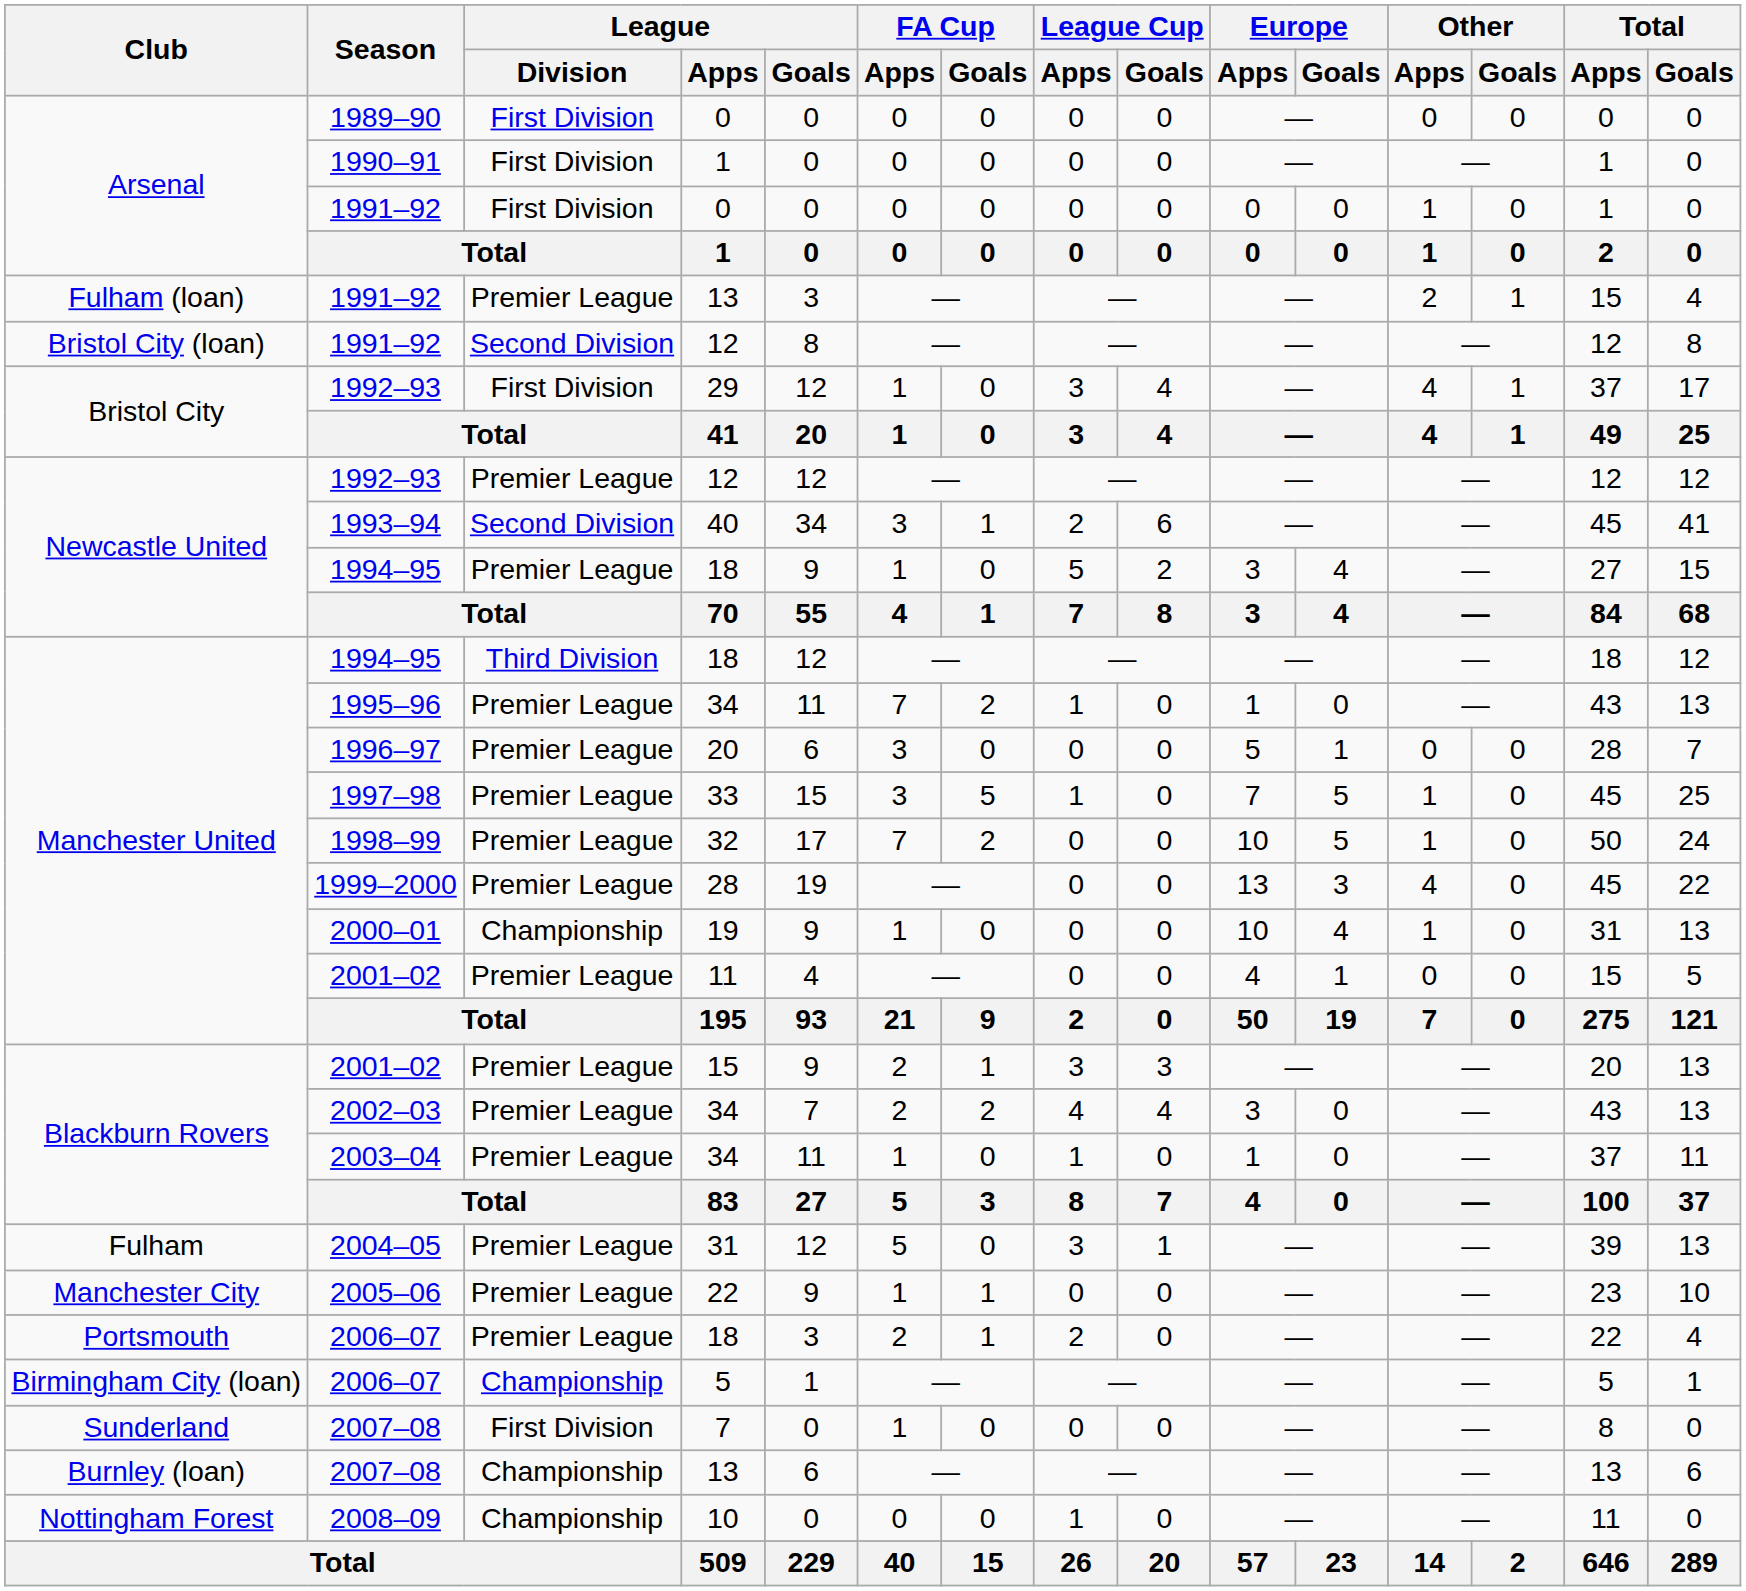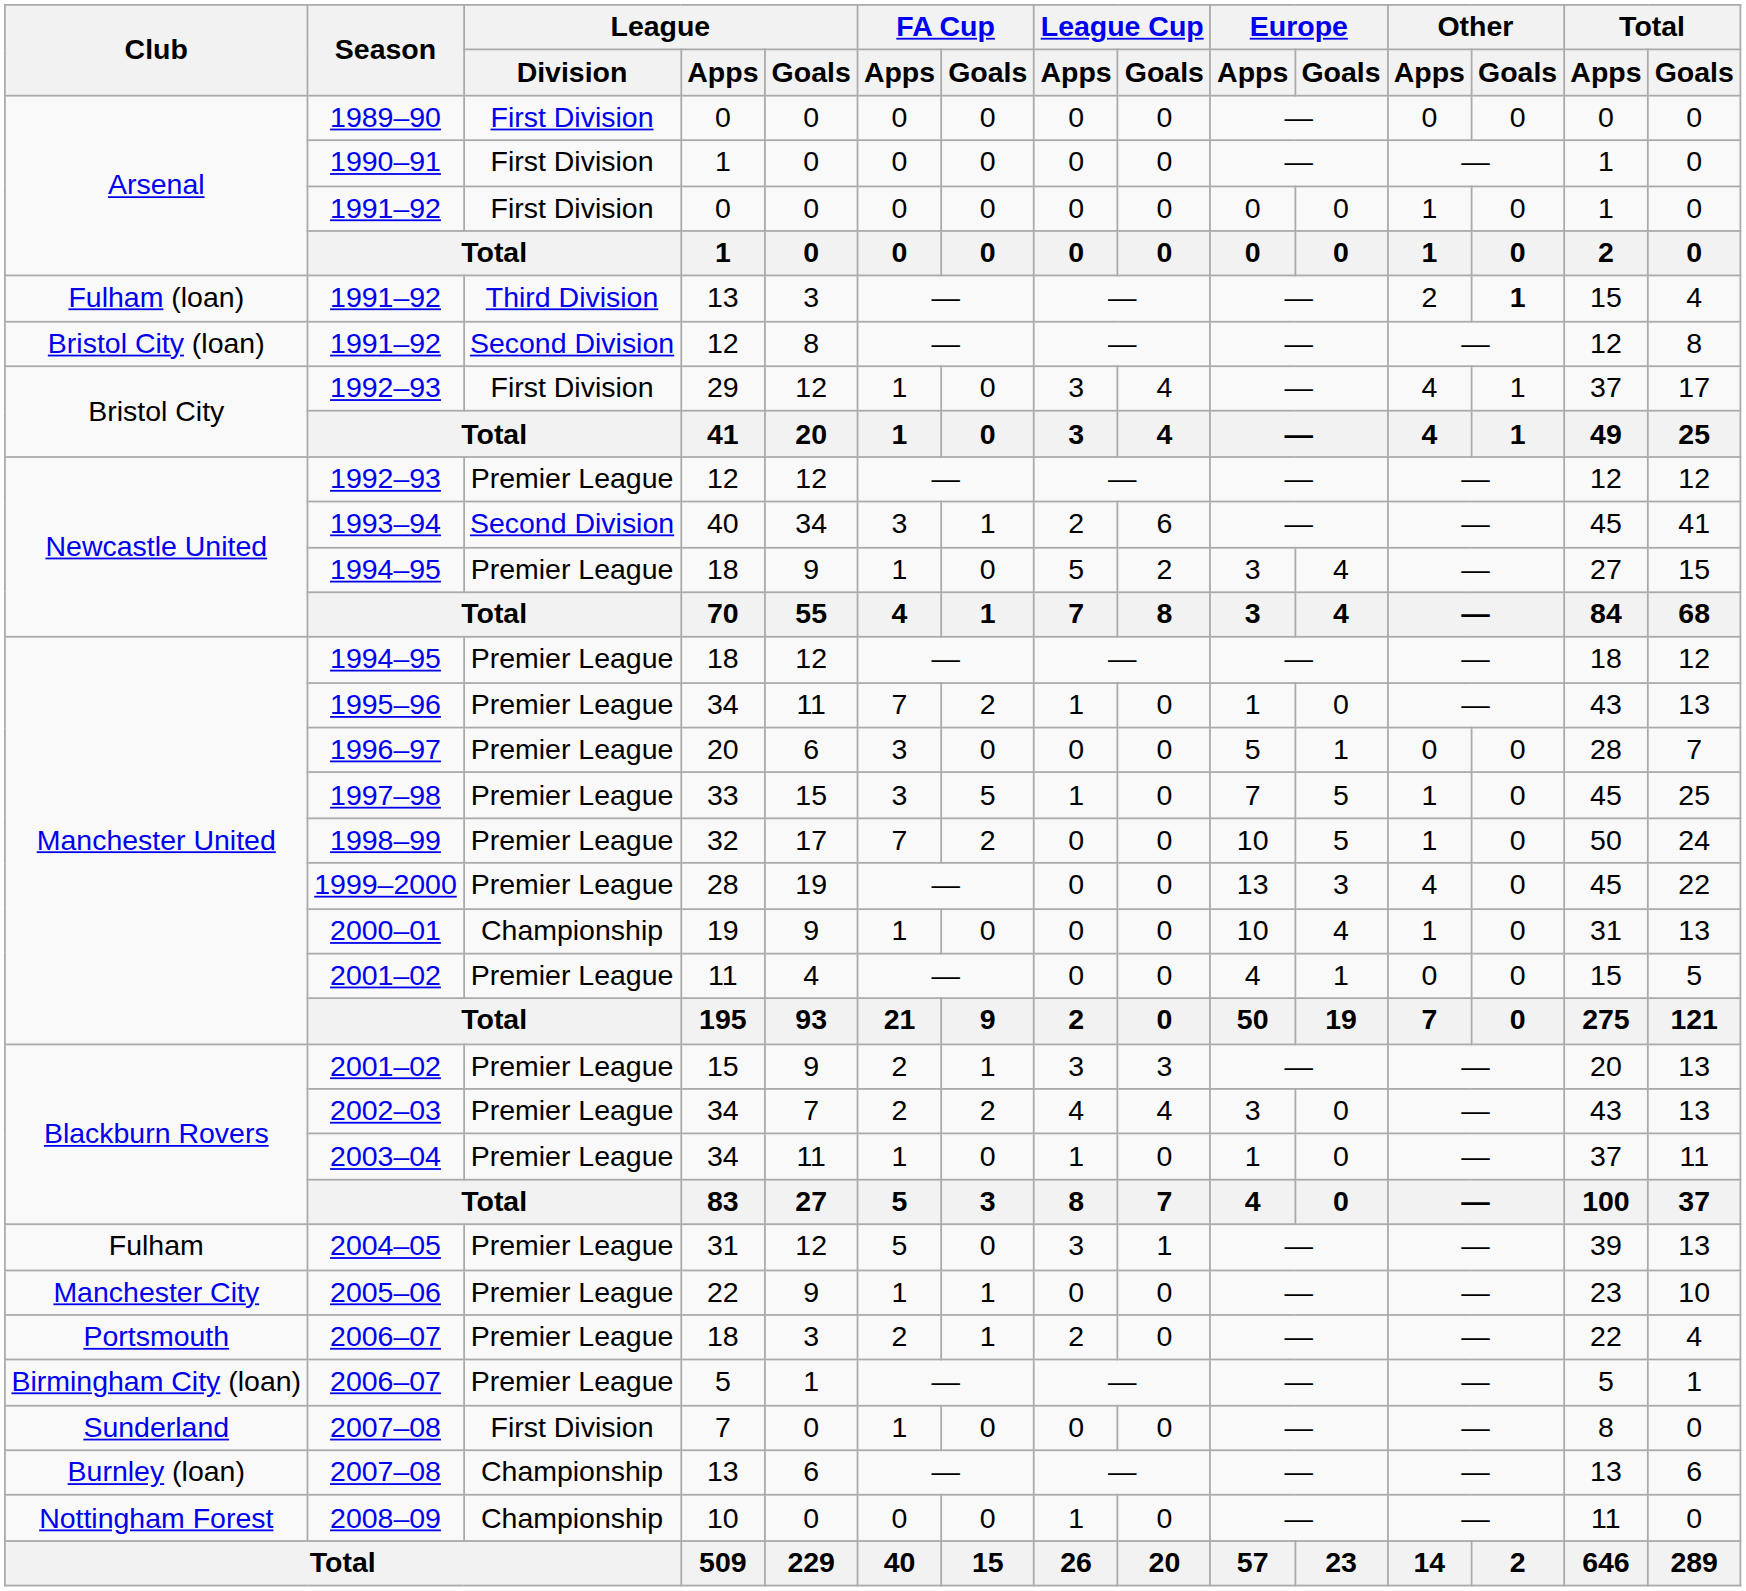(572, 298) Premier League -> (572, 298) Third Division
(1518, 298) normal -> (1518, 298) bold
(572, 659) Third Division -> (572, 659) Premier League
(572, 1382) Championship -> (572, 1382) Premier League
